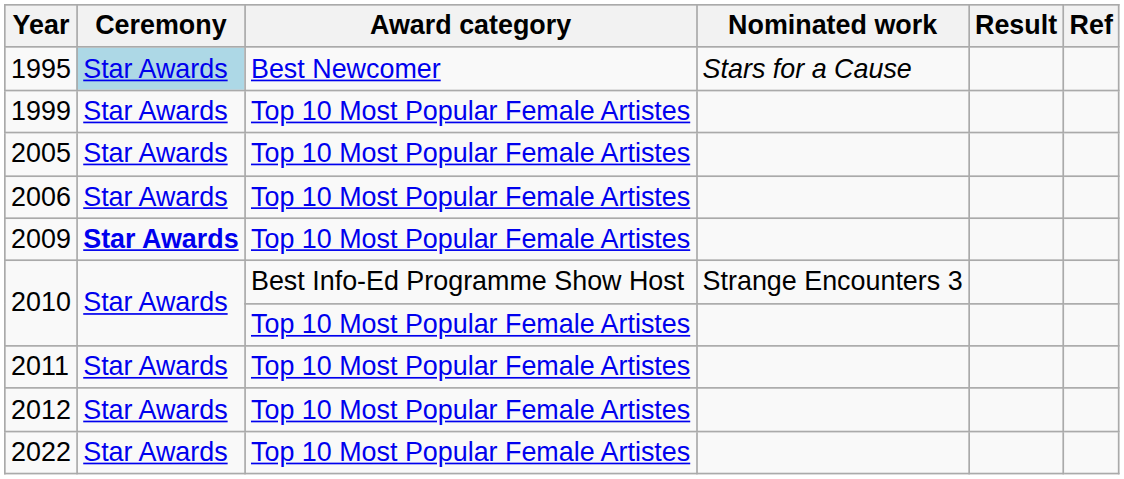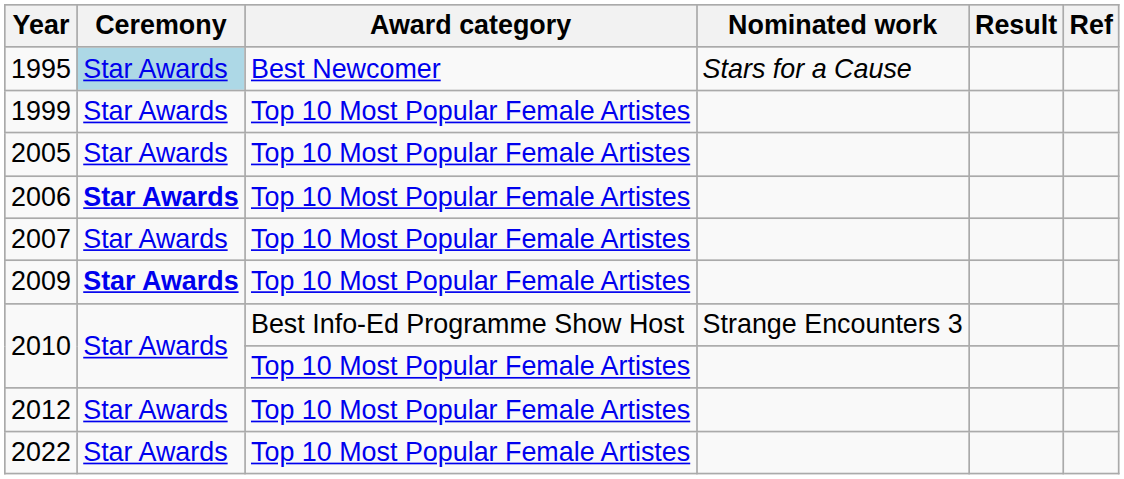(155, 196) normal -> (161, 196) bold
+ row: (41, 238)
- row: (40, 366)
